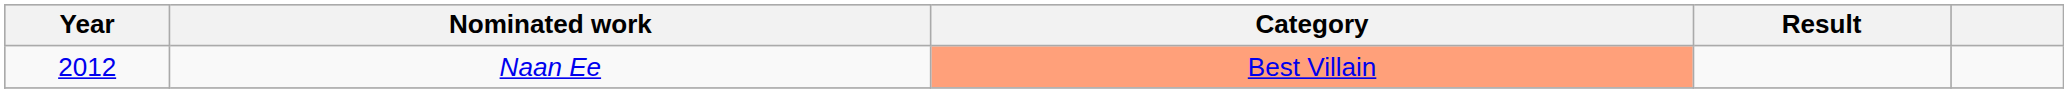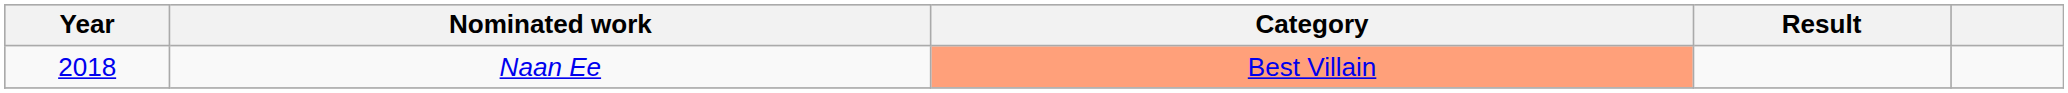(87, 66) 2012 -> (87, 66) 2018
